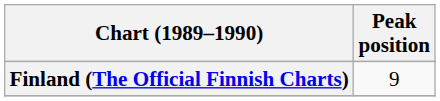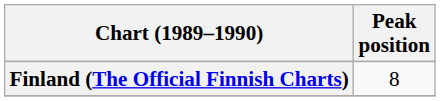(394, 78) 9 -> (394, 78) 8
